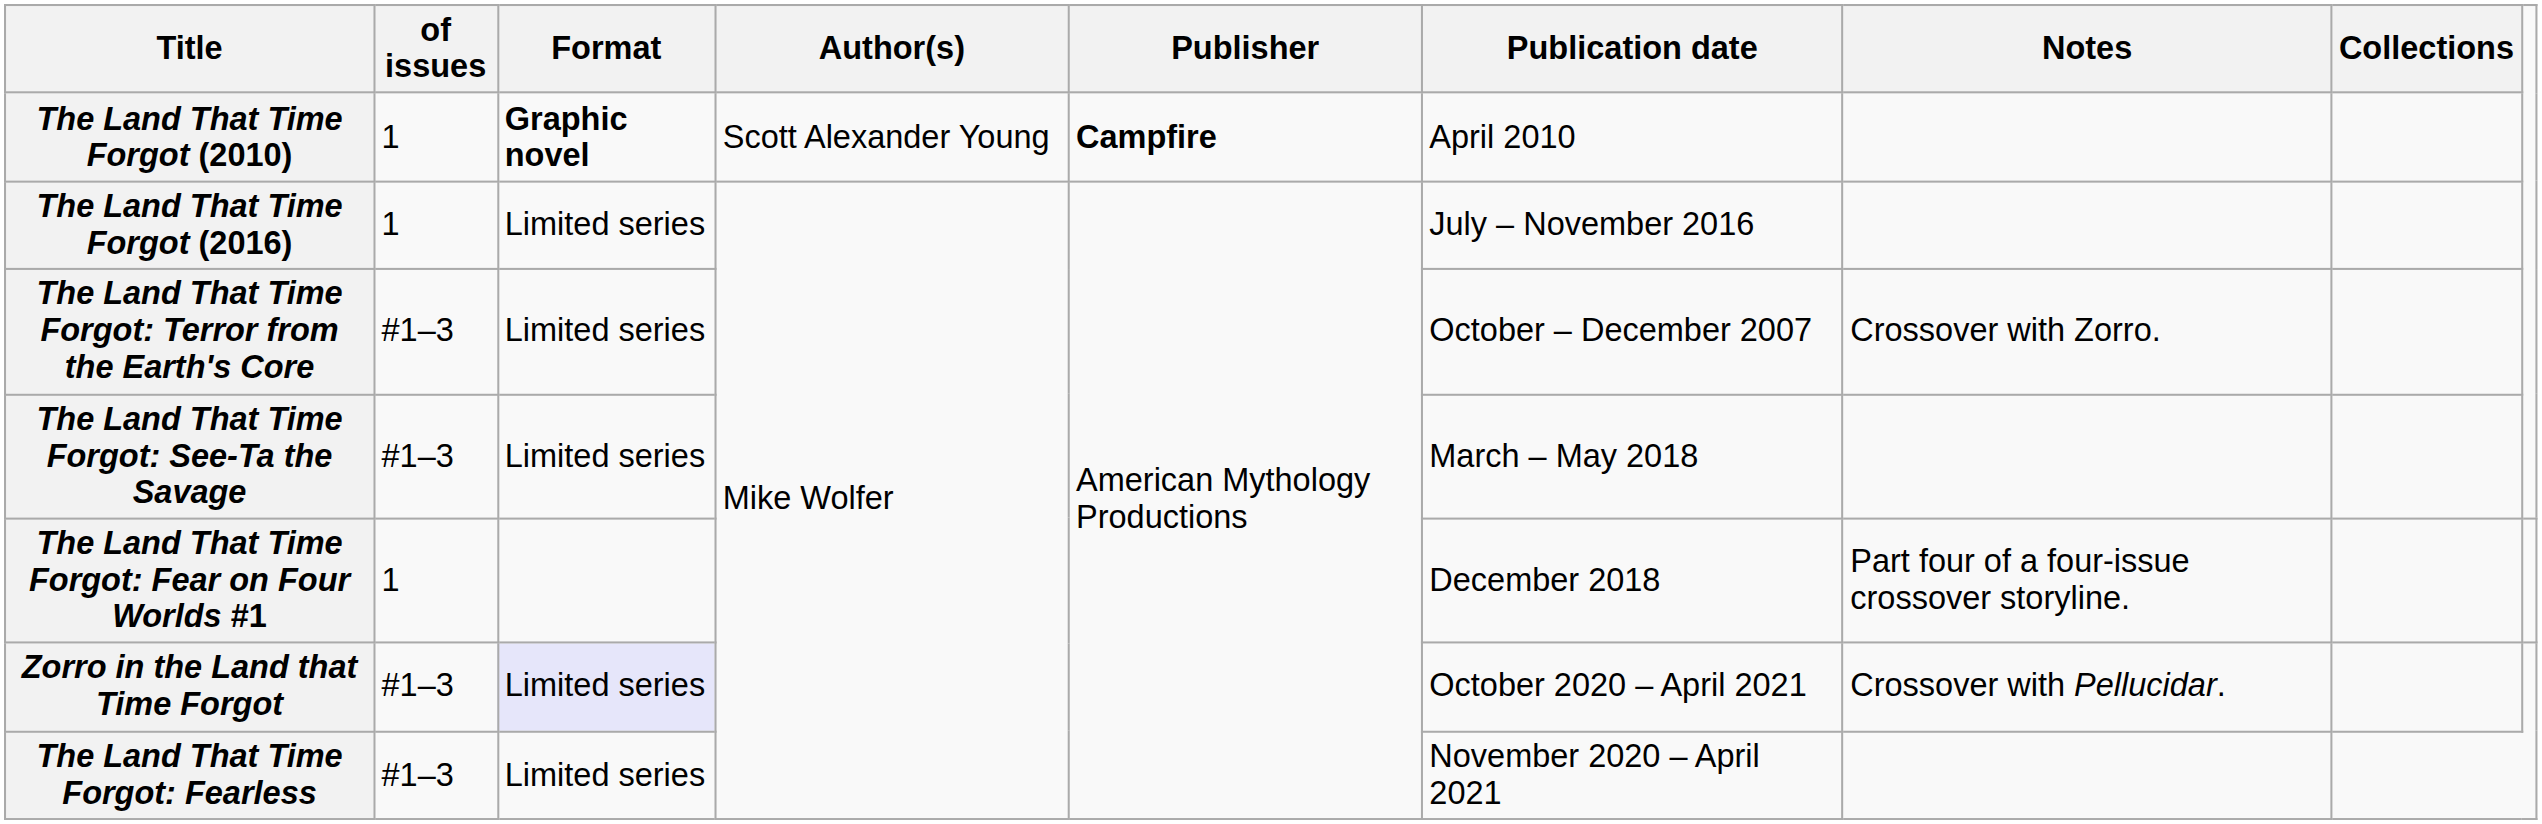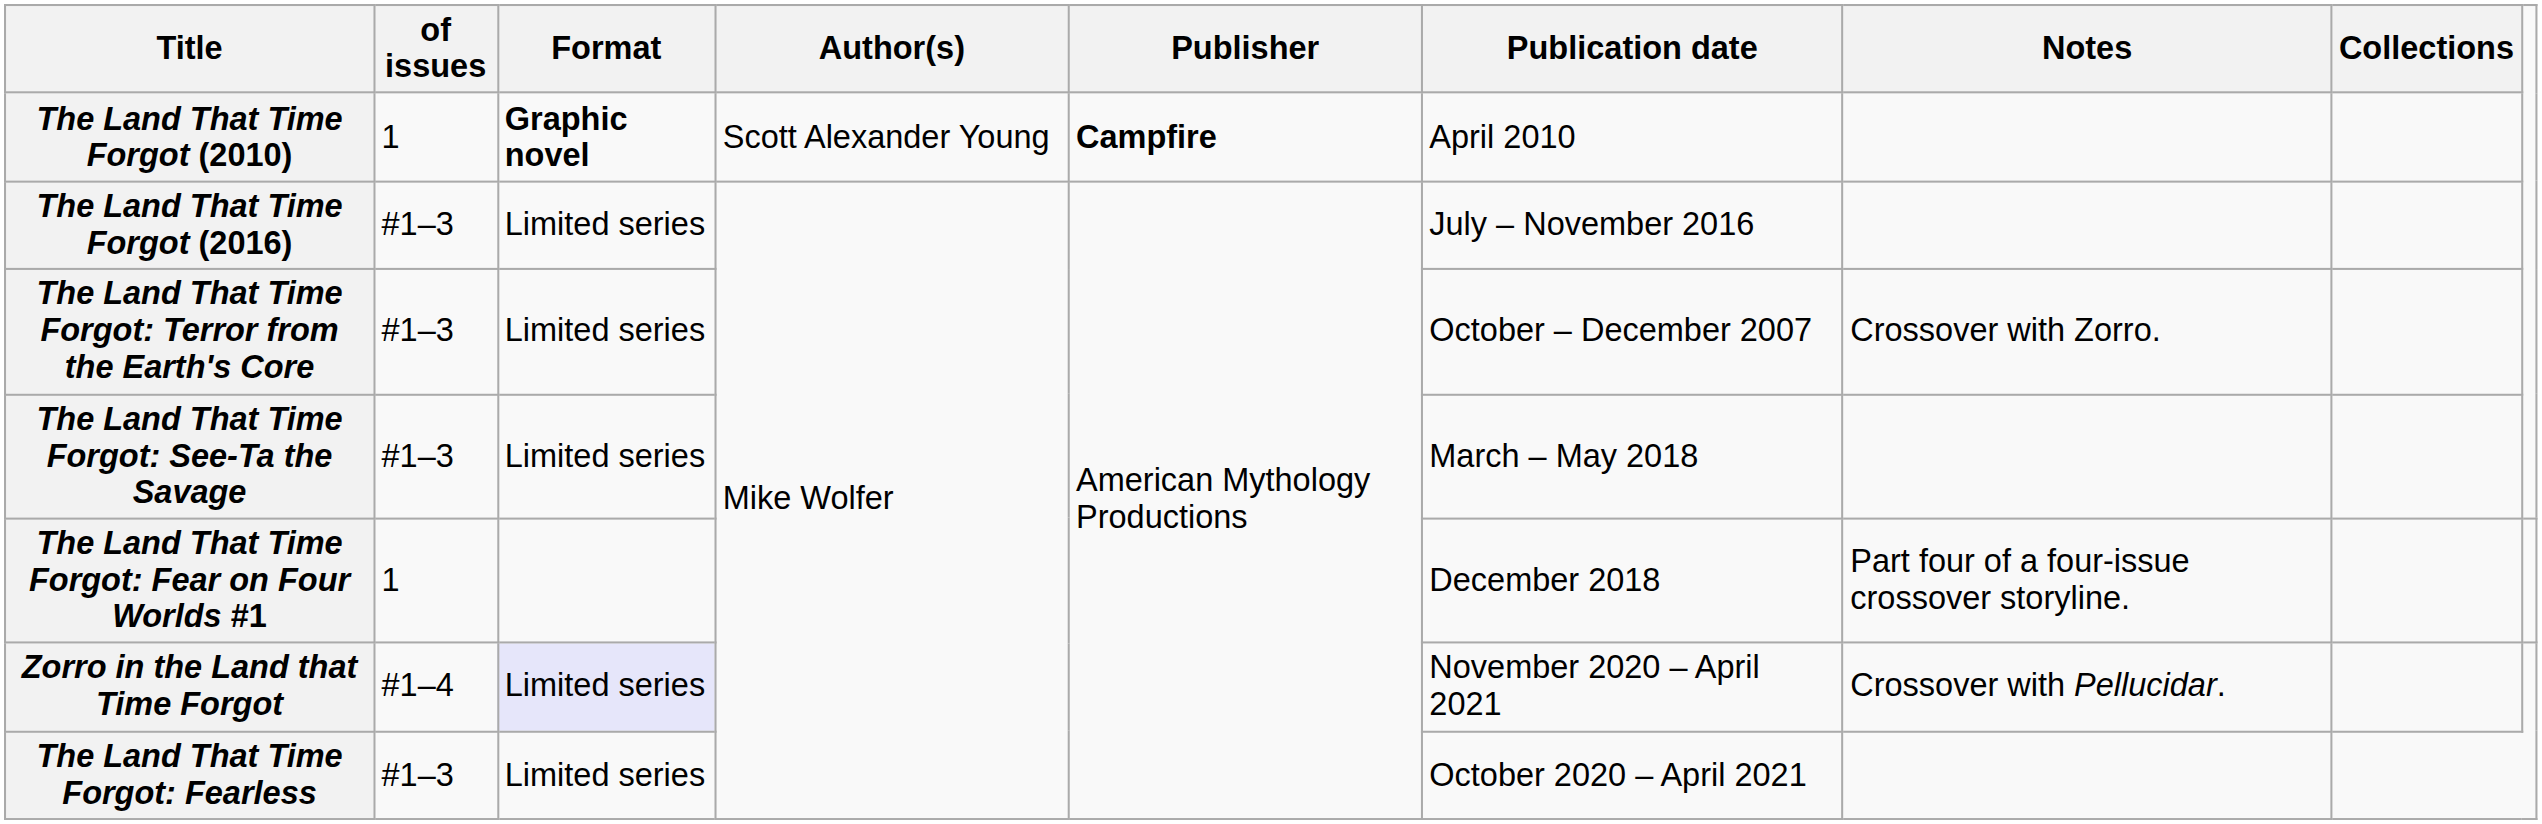(391, 224) 1 -> (418, 224) #1–3
(418, 686) #1–3 -> (418, 686) #1–4
(1618, 686) October 2020 – April 2021 -> (1595, 686) November 2020 – April 2021
(1595, 774) November 2020 – April 2021 -> (1618, 774) October 2020 – April 2021
